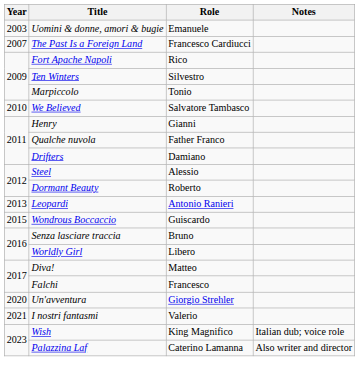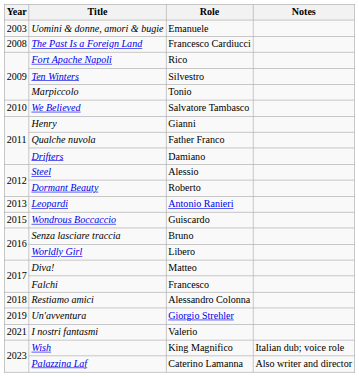(17, 44) 2007 -> (17, 44) 2008
+ row: (63, 300)
(17, 300) 2020 -> (17, 316) 2019
